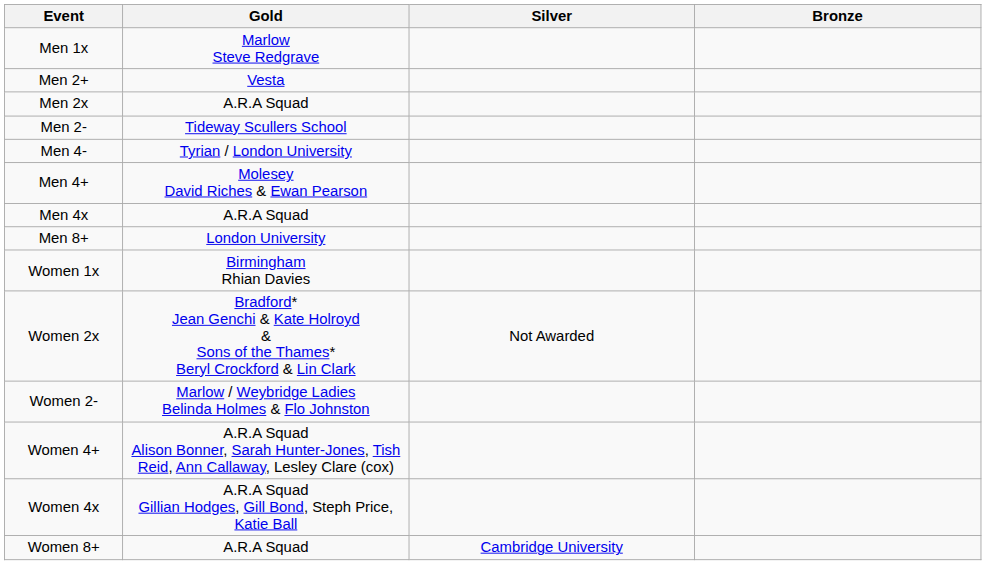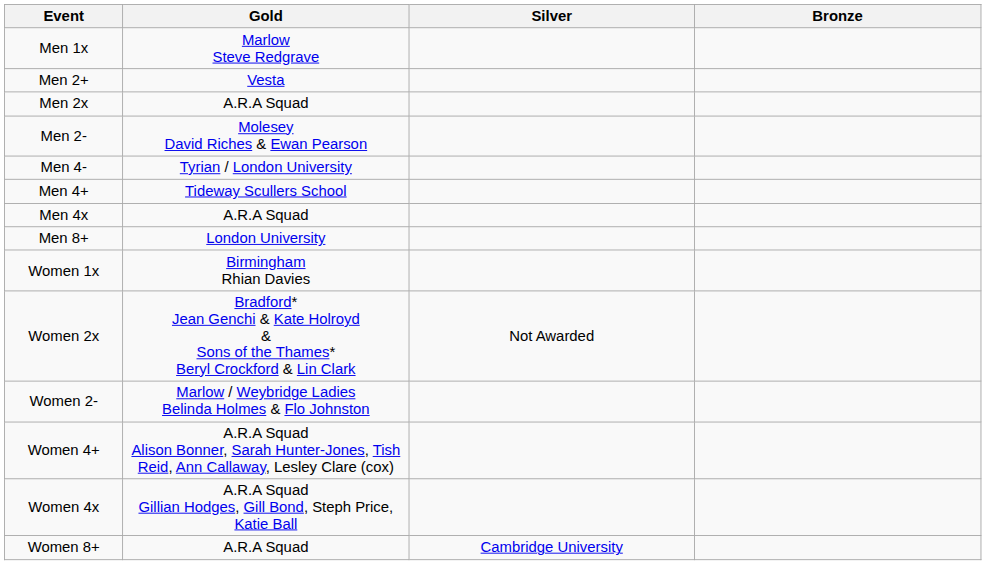(266, 127) Tideway Scullers School -> (266, 135) Molesey David Riches & Ewan Pearson
(266, 183) Molesey David Riches & Ewan Pearson -> (266, 191) Tideway Scullers School
